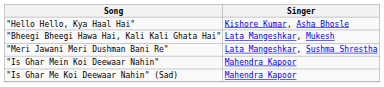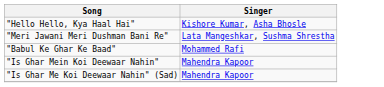- row: (114, 37)
+ row: (61, 50)
